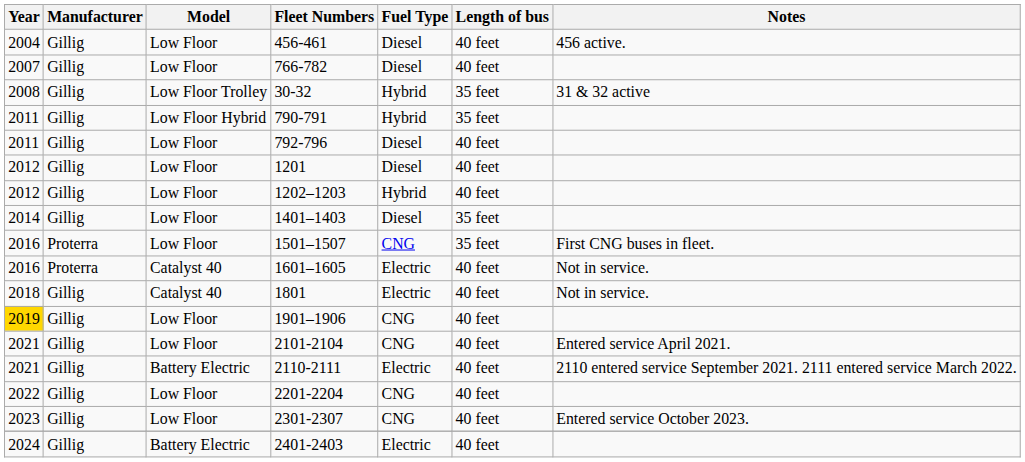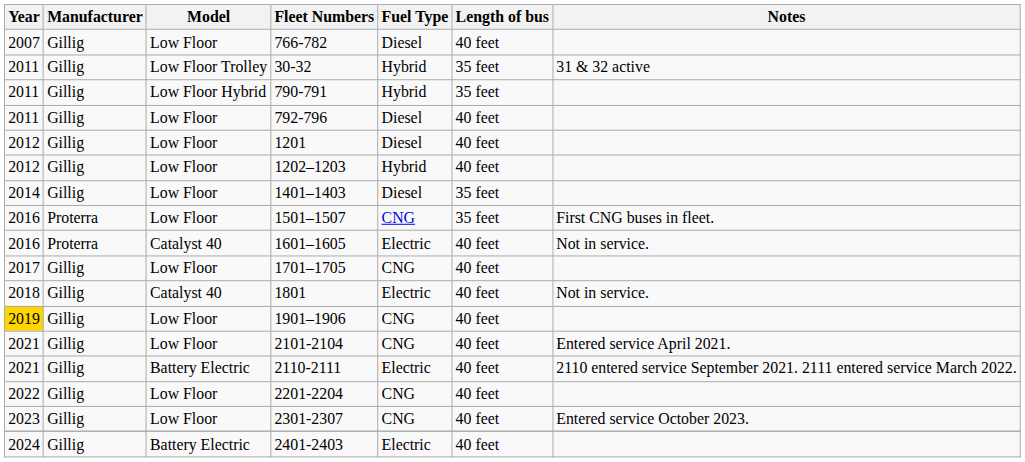- row: (301, 42)
(24, 92) 2008 -> (24, 67) 2011
+ row: (310, 268)
